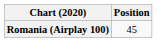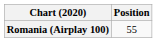(132, 29) 45 -> (132, 29) 55
